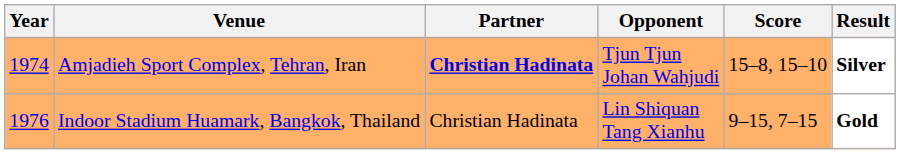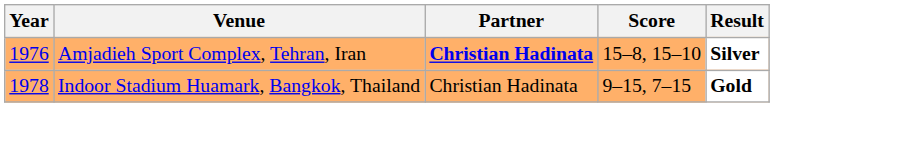- column: (661, 21)
(29, 65) 1974 -> (29, 53) 1976
(29, 121) 1976 -> (29, 86) 1978
